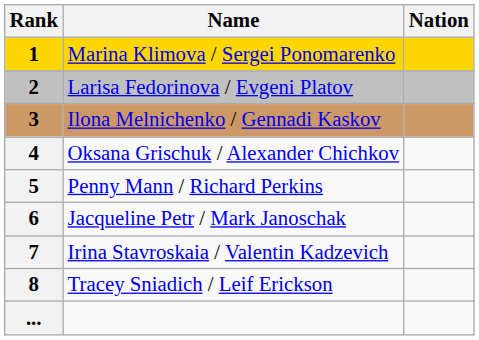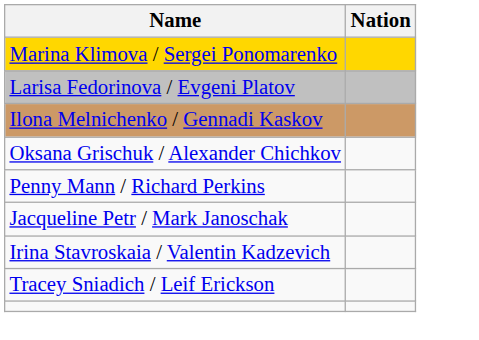- column: (34, 20)
